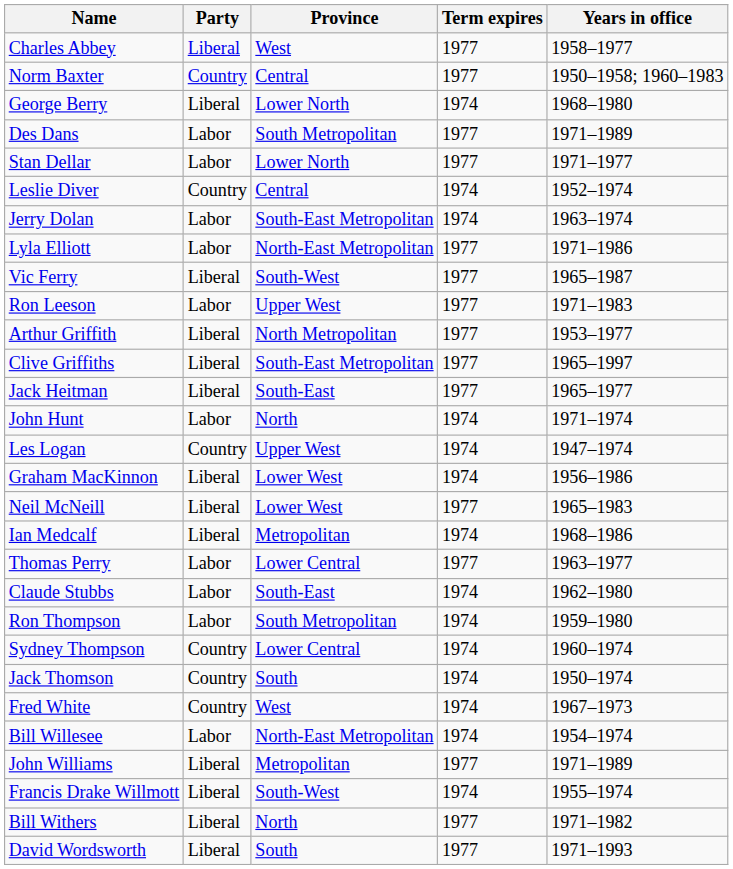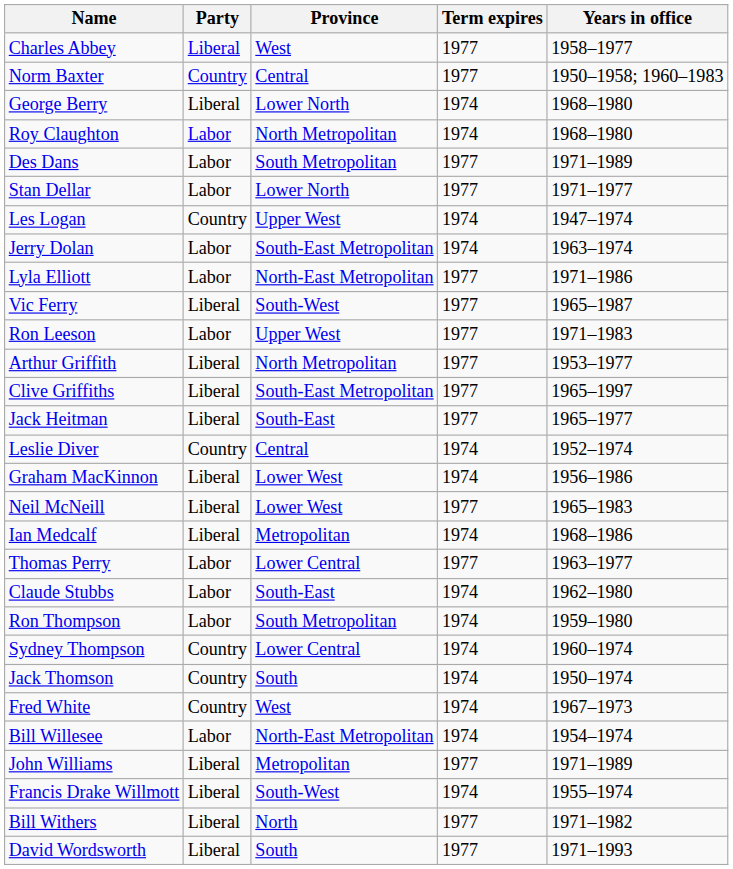+ row: (64, 133)
rows swapped: (54, 190) <-> (47, 448)
- row: (46, 420)
